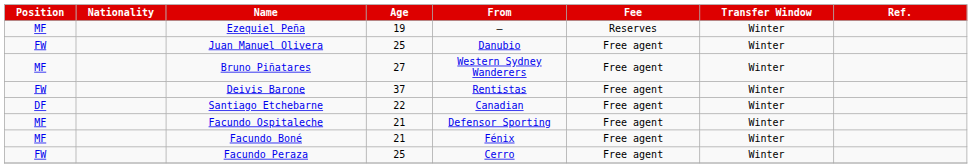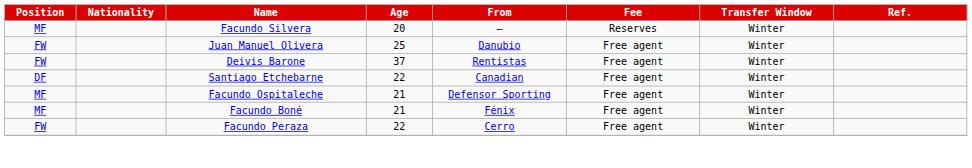+ row: (266, 29)
- row: (266, 29)
- row: (266, 67)
(399, 155) 25 -> (399, 127) 22
